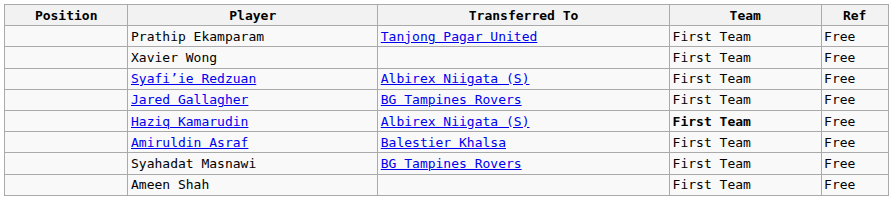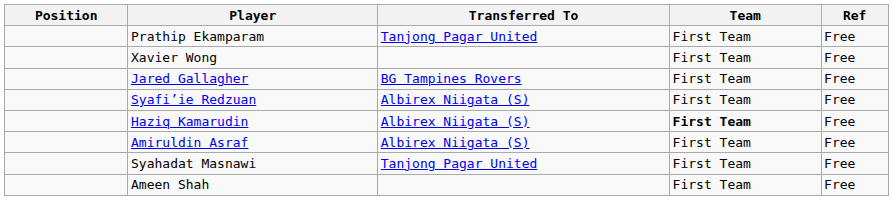rows swapped: (190, 100) <-> (194, 79)
(443, 142) Balestier Khalsa -> (455, 142) Albirex Niigata (S)
(451, 163) BG Tampines Rovers -> (459, 163) Tanjong Pagar United
